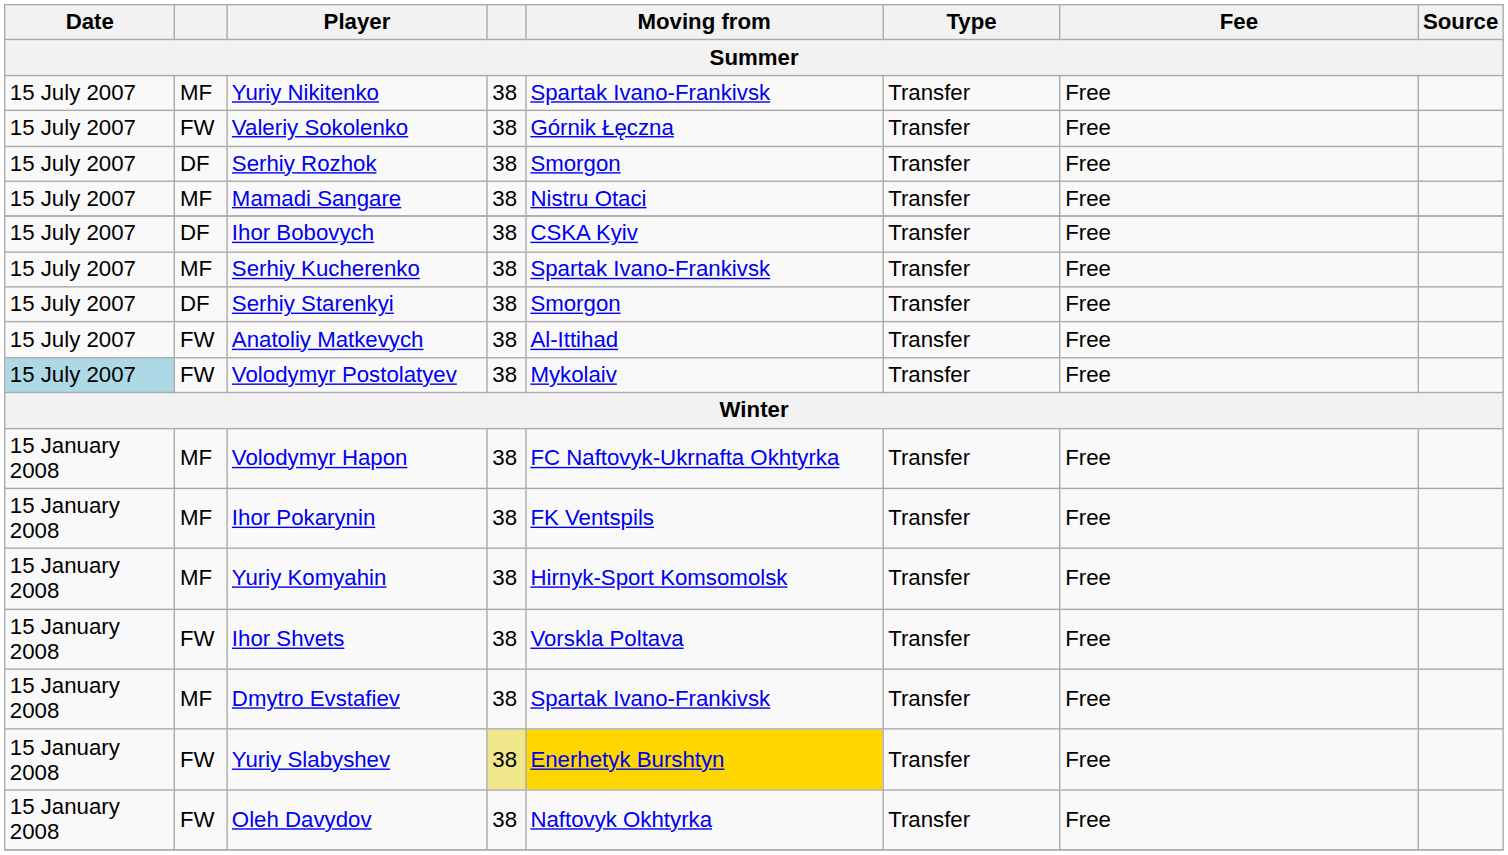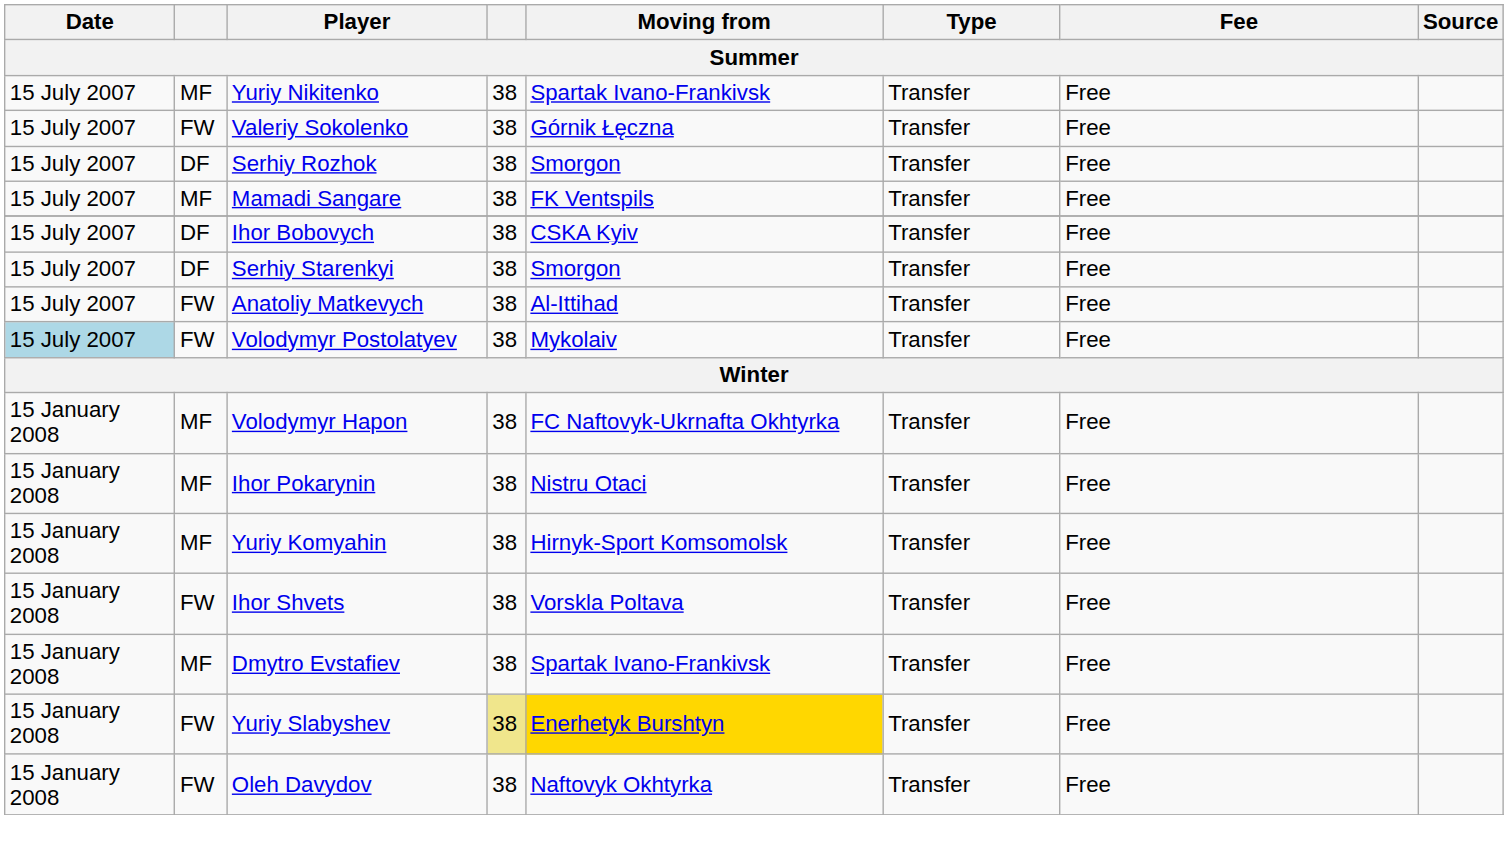(588, 198) Nistru Otaci -> (592, 198) FK Ventspils
- row: (326, 269)
(592, 518) FK Ventspils -> (588, 482) Nistru Otaci
